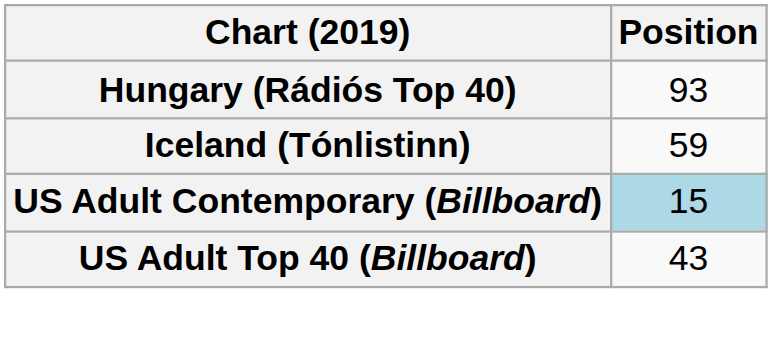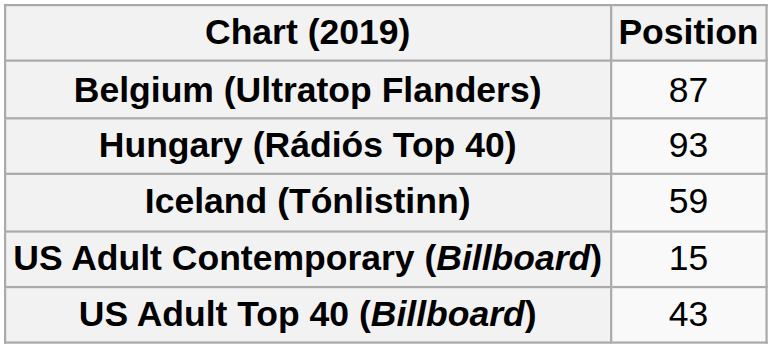+ row: (308, 88)
(688, 201) lightblue background -> (688, 257) no background
